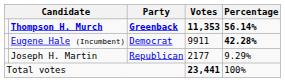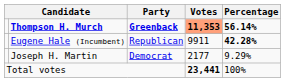(204, 26) no background -> (204, 26) lightsalmon background
(151, 41) Democrat -> (156, 41) Republican
(156, 56) Republican -> (151, 56) Democrat
